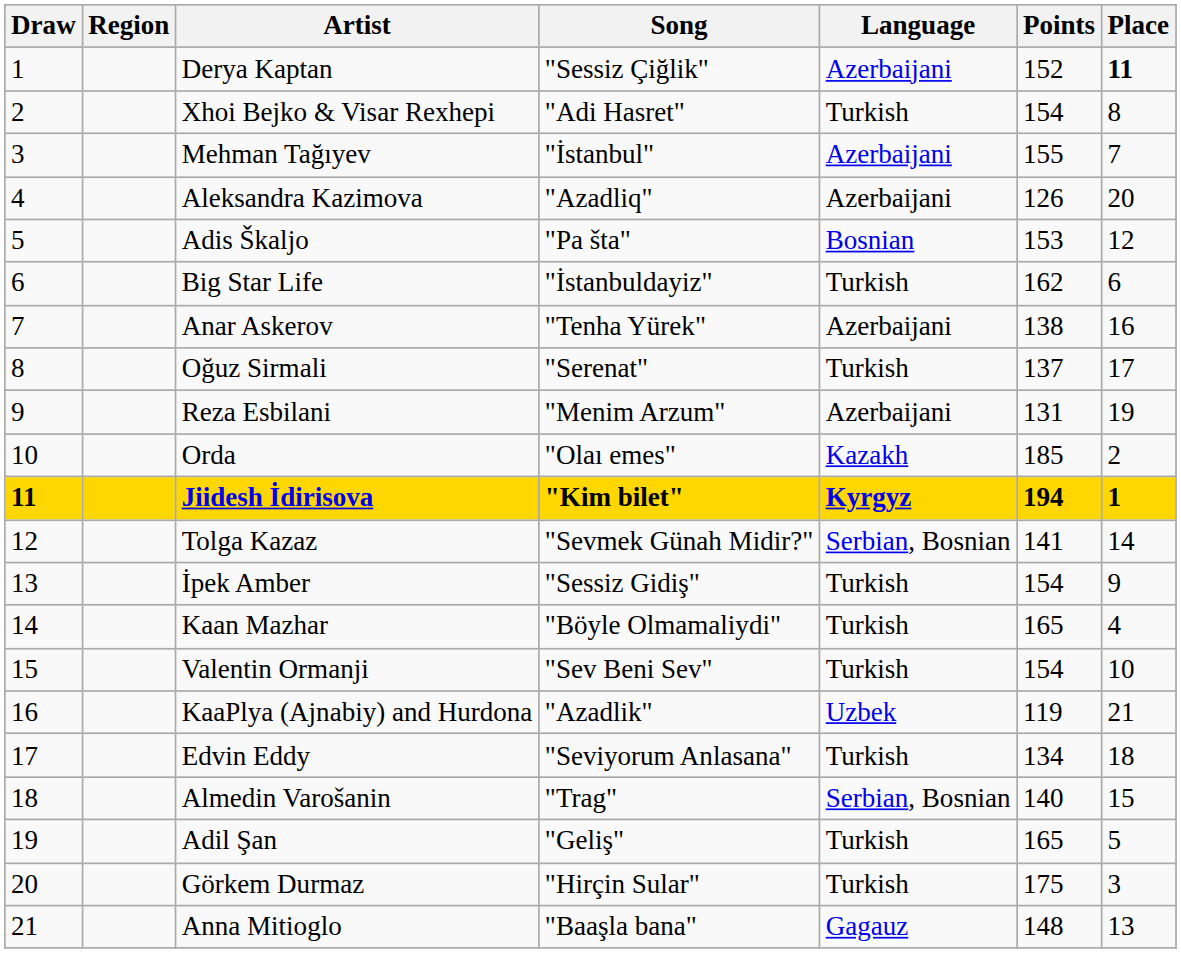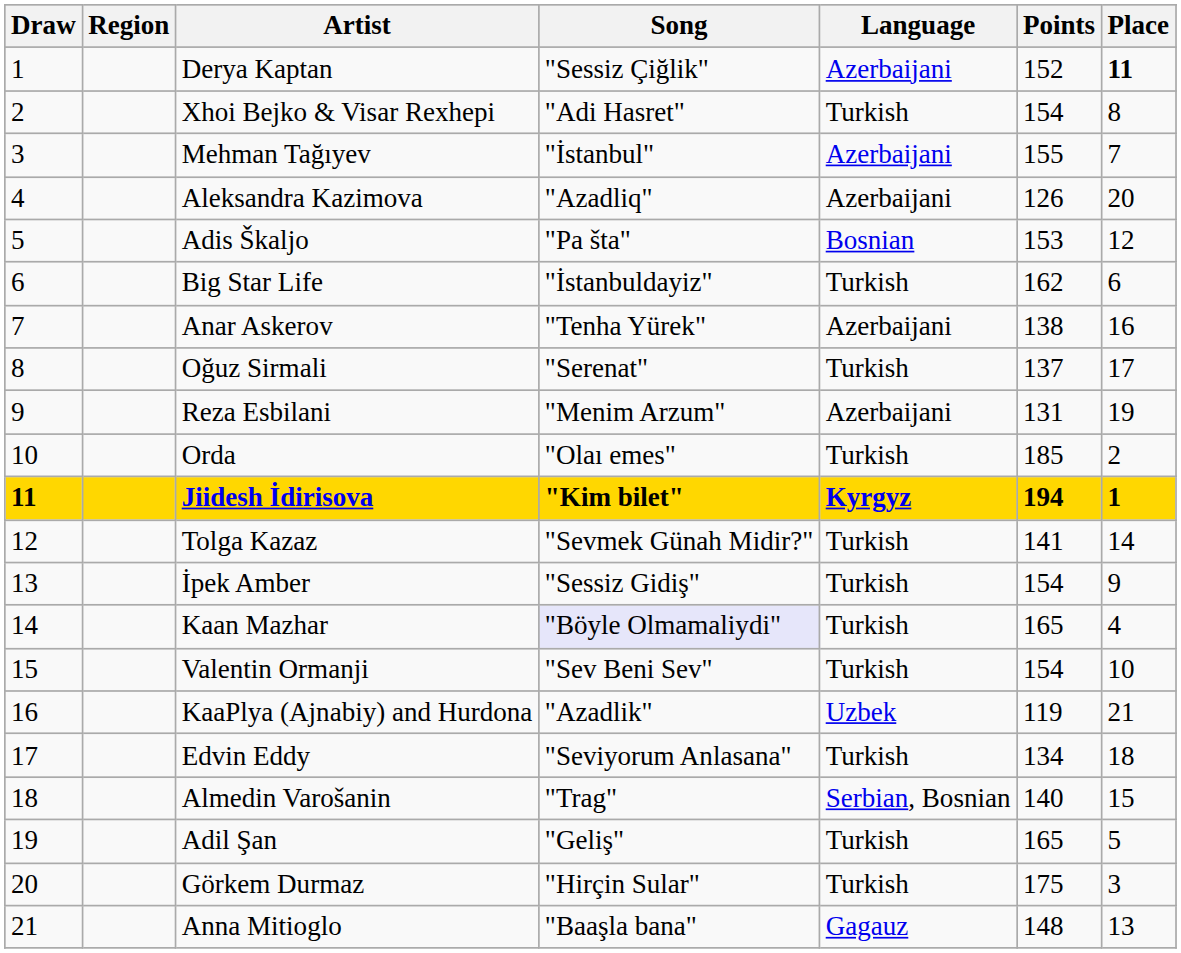(867, 454) Kazakh -> (867, 454) Turkish
(918, 540) Serbian, Bosnian -> (867, 540) Turkish
(663, 626) no background -> (663, 626) lavender background
